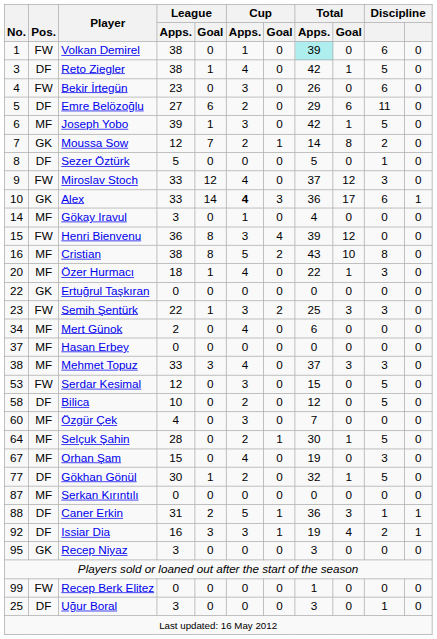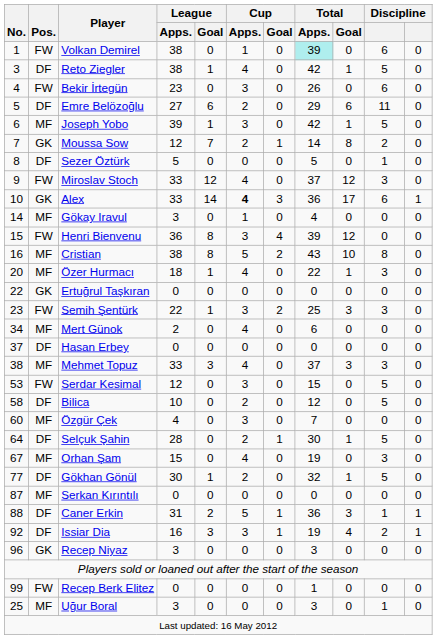(44, 347) MF -> (44, 347) DF
(44, 439) MF -> (44, 439) DF
(16, 550) 95 -> (16, 550) 96
(44, 606) DF -> (44, 606) MF
